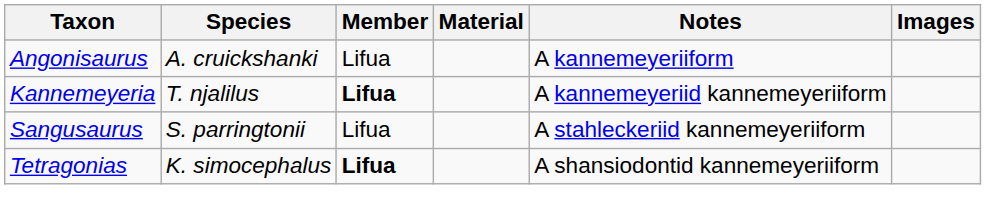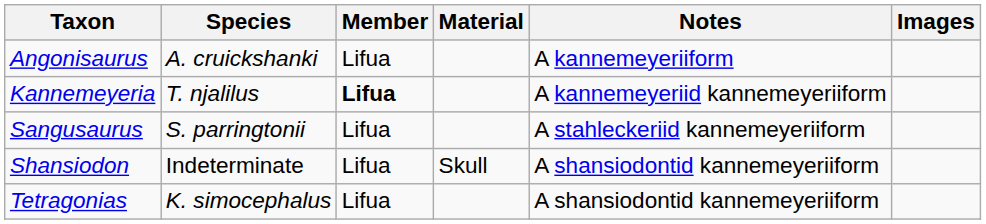+ row: (69, 165)
(369, 165) bold -> (366, 201) normal
